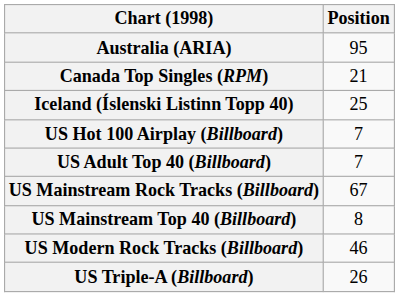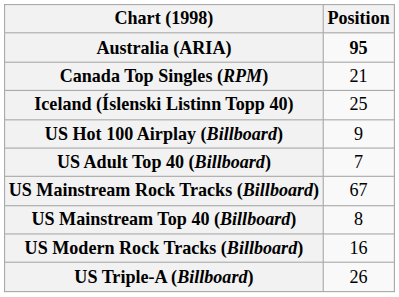(359, 47) normal -> (359, 47) bold
(359, 133) 7 -> (359, 133) 9
(359, 248) 46 -> (359, 248) 16
